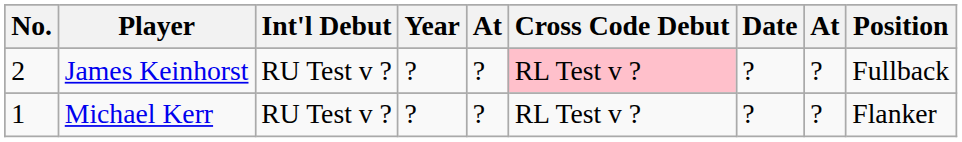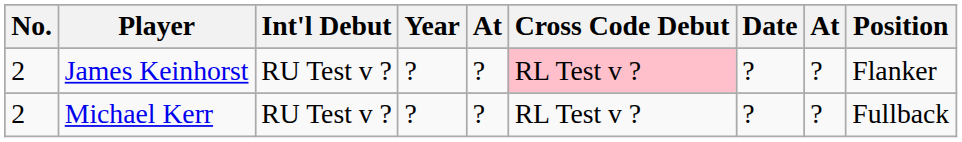(901, 70) Fullback -> (895, 70) Flanker
(18, 114) 1 -> (18, 114) 2
(895, 114) Flanker -> (901, 114) Fullback
